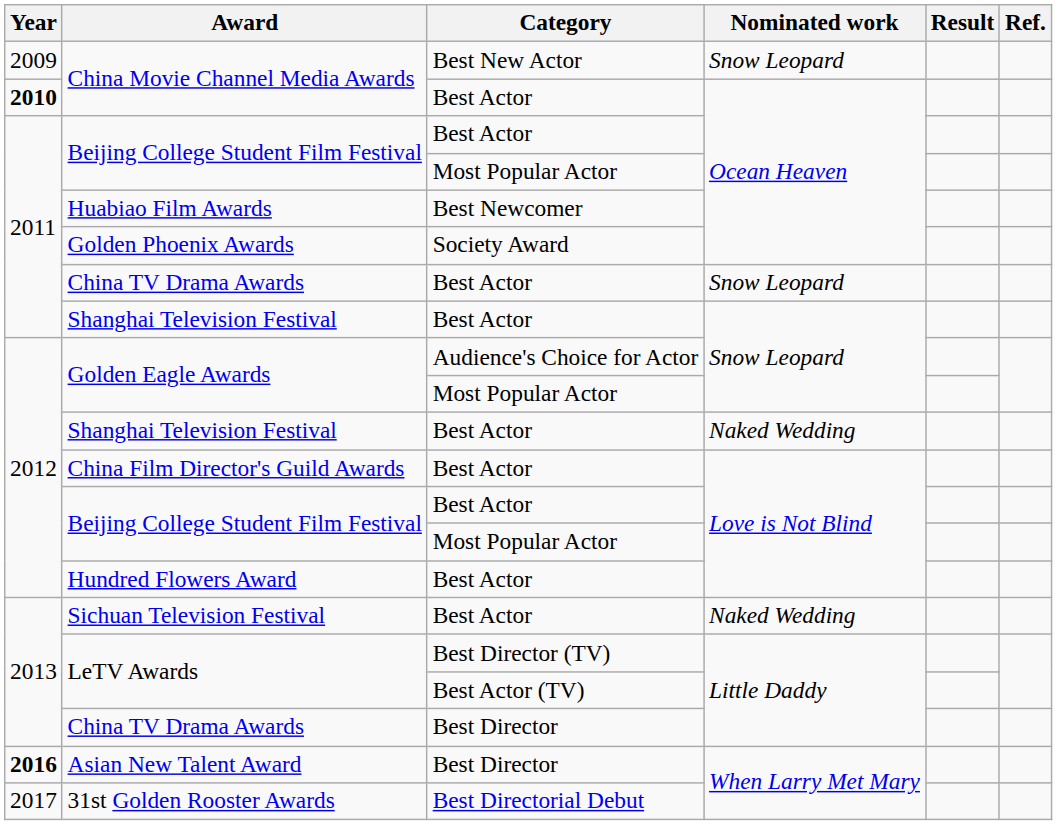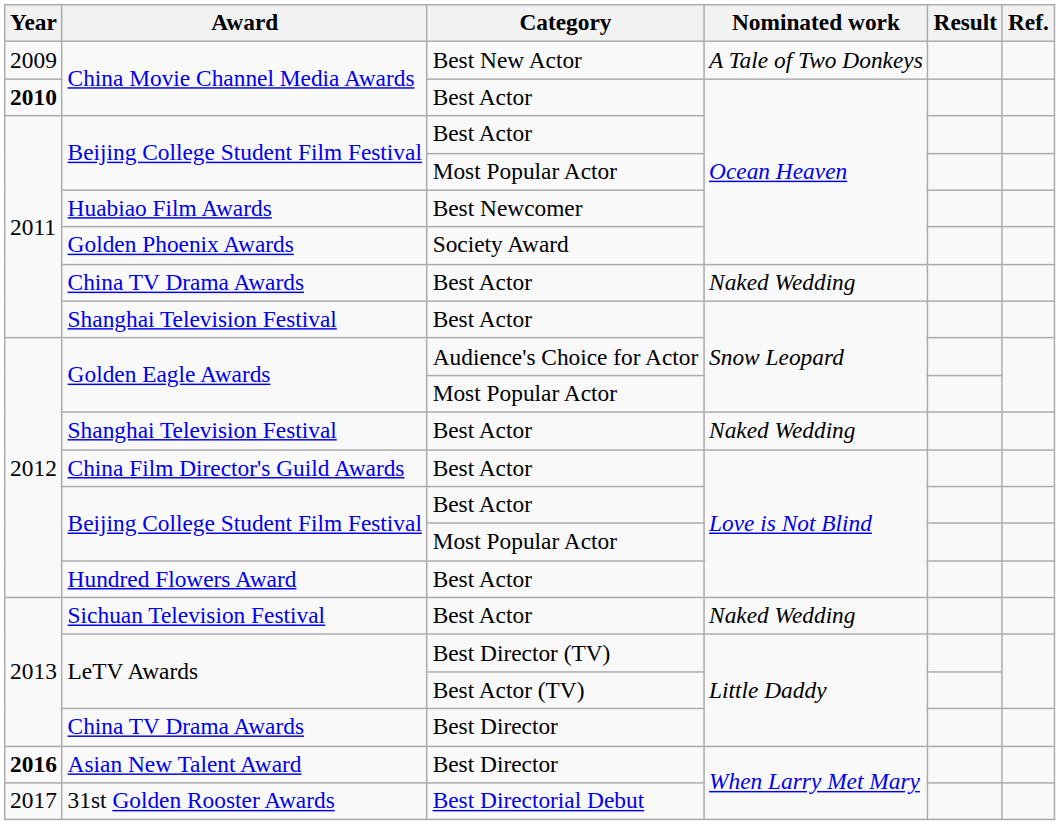(776, 60) Snow Leopard -> (816, 60) A Tale of Two Donkeys
(776, 282) Snow Leopard -> (782, 282) Naked Wedding
